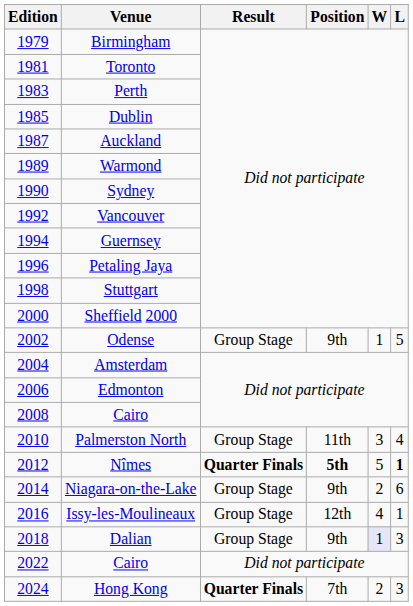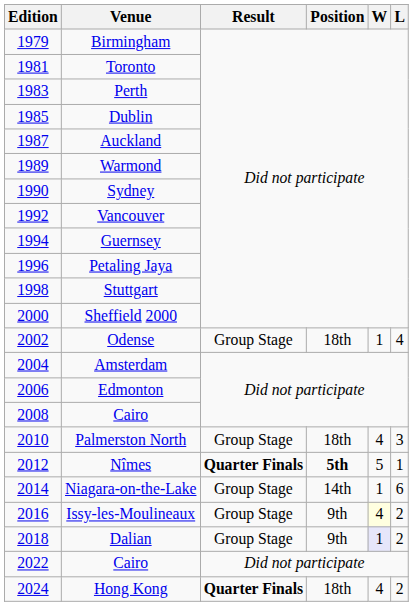(337, 340) 9th -> (337, 340) 18th
(400, 340) 5 -> (400, 340) 4
(337, 439) 11th -> (337, 439) 18th
(379, 439) 3 -> (379, 439) 4
(400, 439) 4 -> (400, 439) 3
(400, 464) bold -> (400, 464) normal
(337, 489) 9th -> (337, 489) 14th
(379, 489) 2 -> (379, 489) 1
(337, 514) 12th -> (337, 514) 9th
(379, 514) no background -> (379, 514) lightyellow background
(400, 514) 1 -> (400, 514) 2
(400, 539) 3 -> (400, 539) 2
(337, 588) 7th -> (337, 588) 18th
(379, 588) 2 -> (379, 588) 4
(400, 588) 3 -> (400, 588) 2
